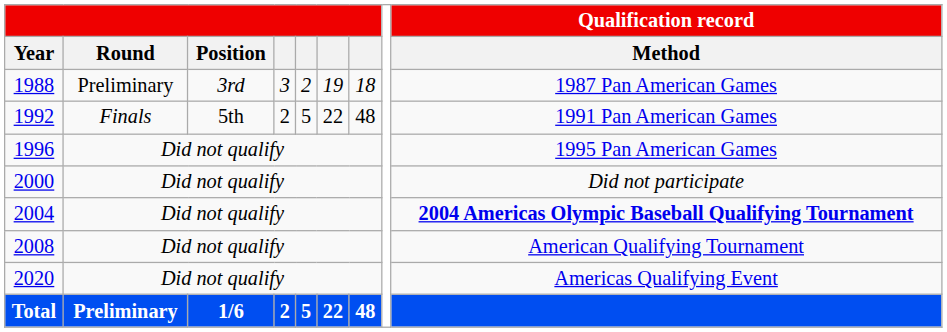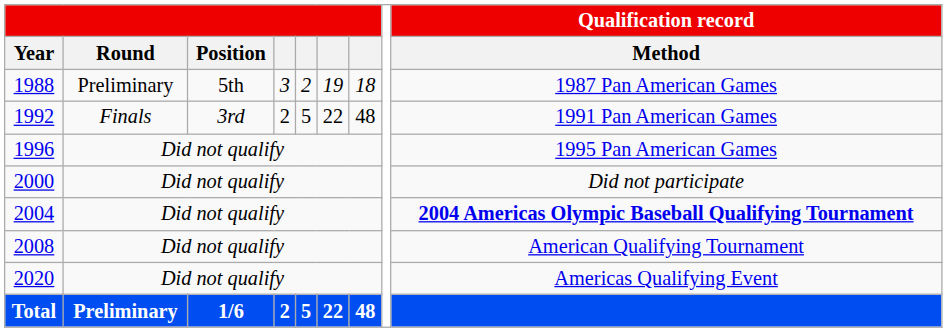(231, 85) 3rd -> (231, 85) 5th
(231, 117) 5th -> (231, 117) 3rd
